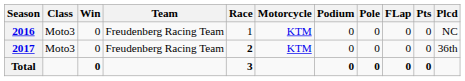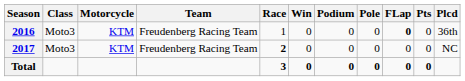columns swapped: (285, 13) <-> (90, 13)
(408, 31) normal -> (408, 31) bold
(450, 31) NC -> (448, 31) 36th
(448, 48) 36th -> (450, 48) NC
